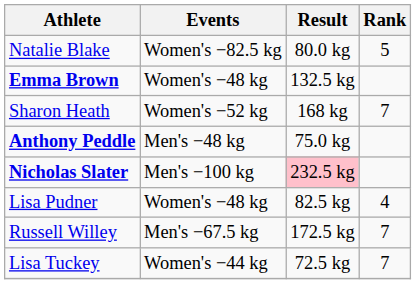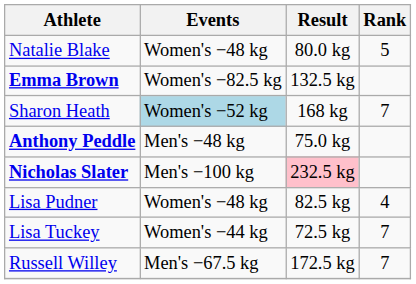(213, 50) Women's −82.5 kg -> (206, 50) Women's −48 kg
(206, 80) Women's −48 kg -> (213, 80) Women's −82.5 kg
(206, 111) no background -> (206, 111) lightblue background
rows swapped: (54, 263) <-> (63, 232)
